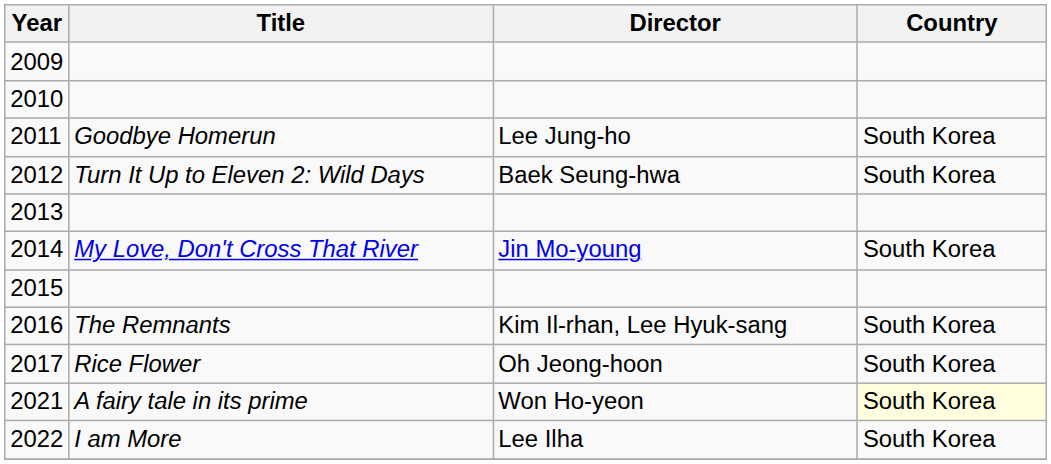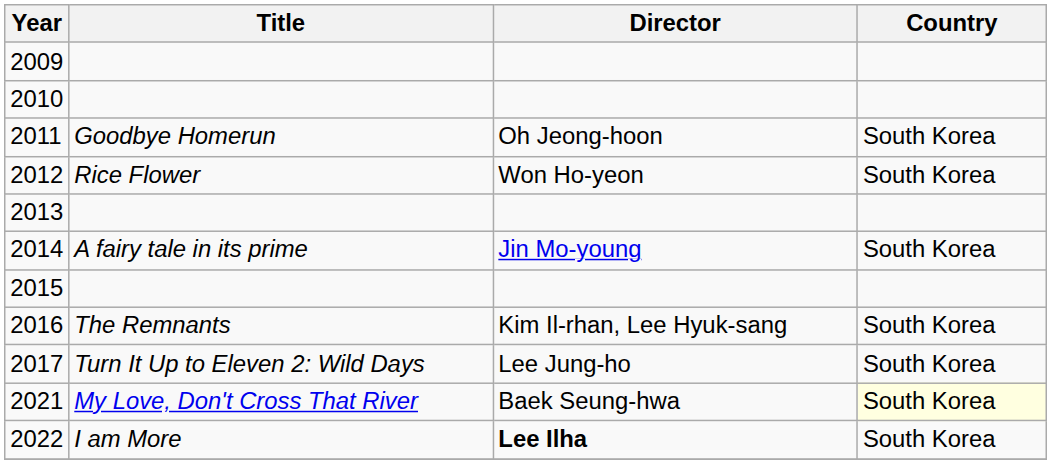(565, 136) Lee Jung-ho -> (581, 136) Oh Jeong-hoon
(249, 174) Turn It Up to Eleven 2: Wild Days -> (137, 174) Rice Flower
(589, 174) Baek Seung-hwa -> (571, 174) Won Ho-yeon
(246, 250) My Love, Don't Cross That River -> (191, 250) A fairy tale in its prime
(137, 363) Rice Flower -> (249, 363) Turn It Up to Eleven 2: Wild Days
(581, 363) Oh Jeong-hoon -> (565, 363) Lee Jung-ho
(191, 401) A fairy tale in its prime -> (246, 401) My Love, Don't Cross That River
(571, 401) Won Ho-yeon -> (589, 401) Baek Seung-hwa
(541, 439) normal -> (543, 439) bold
